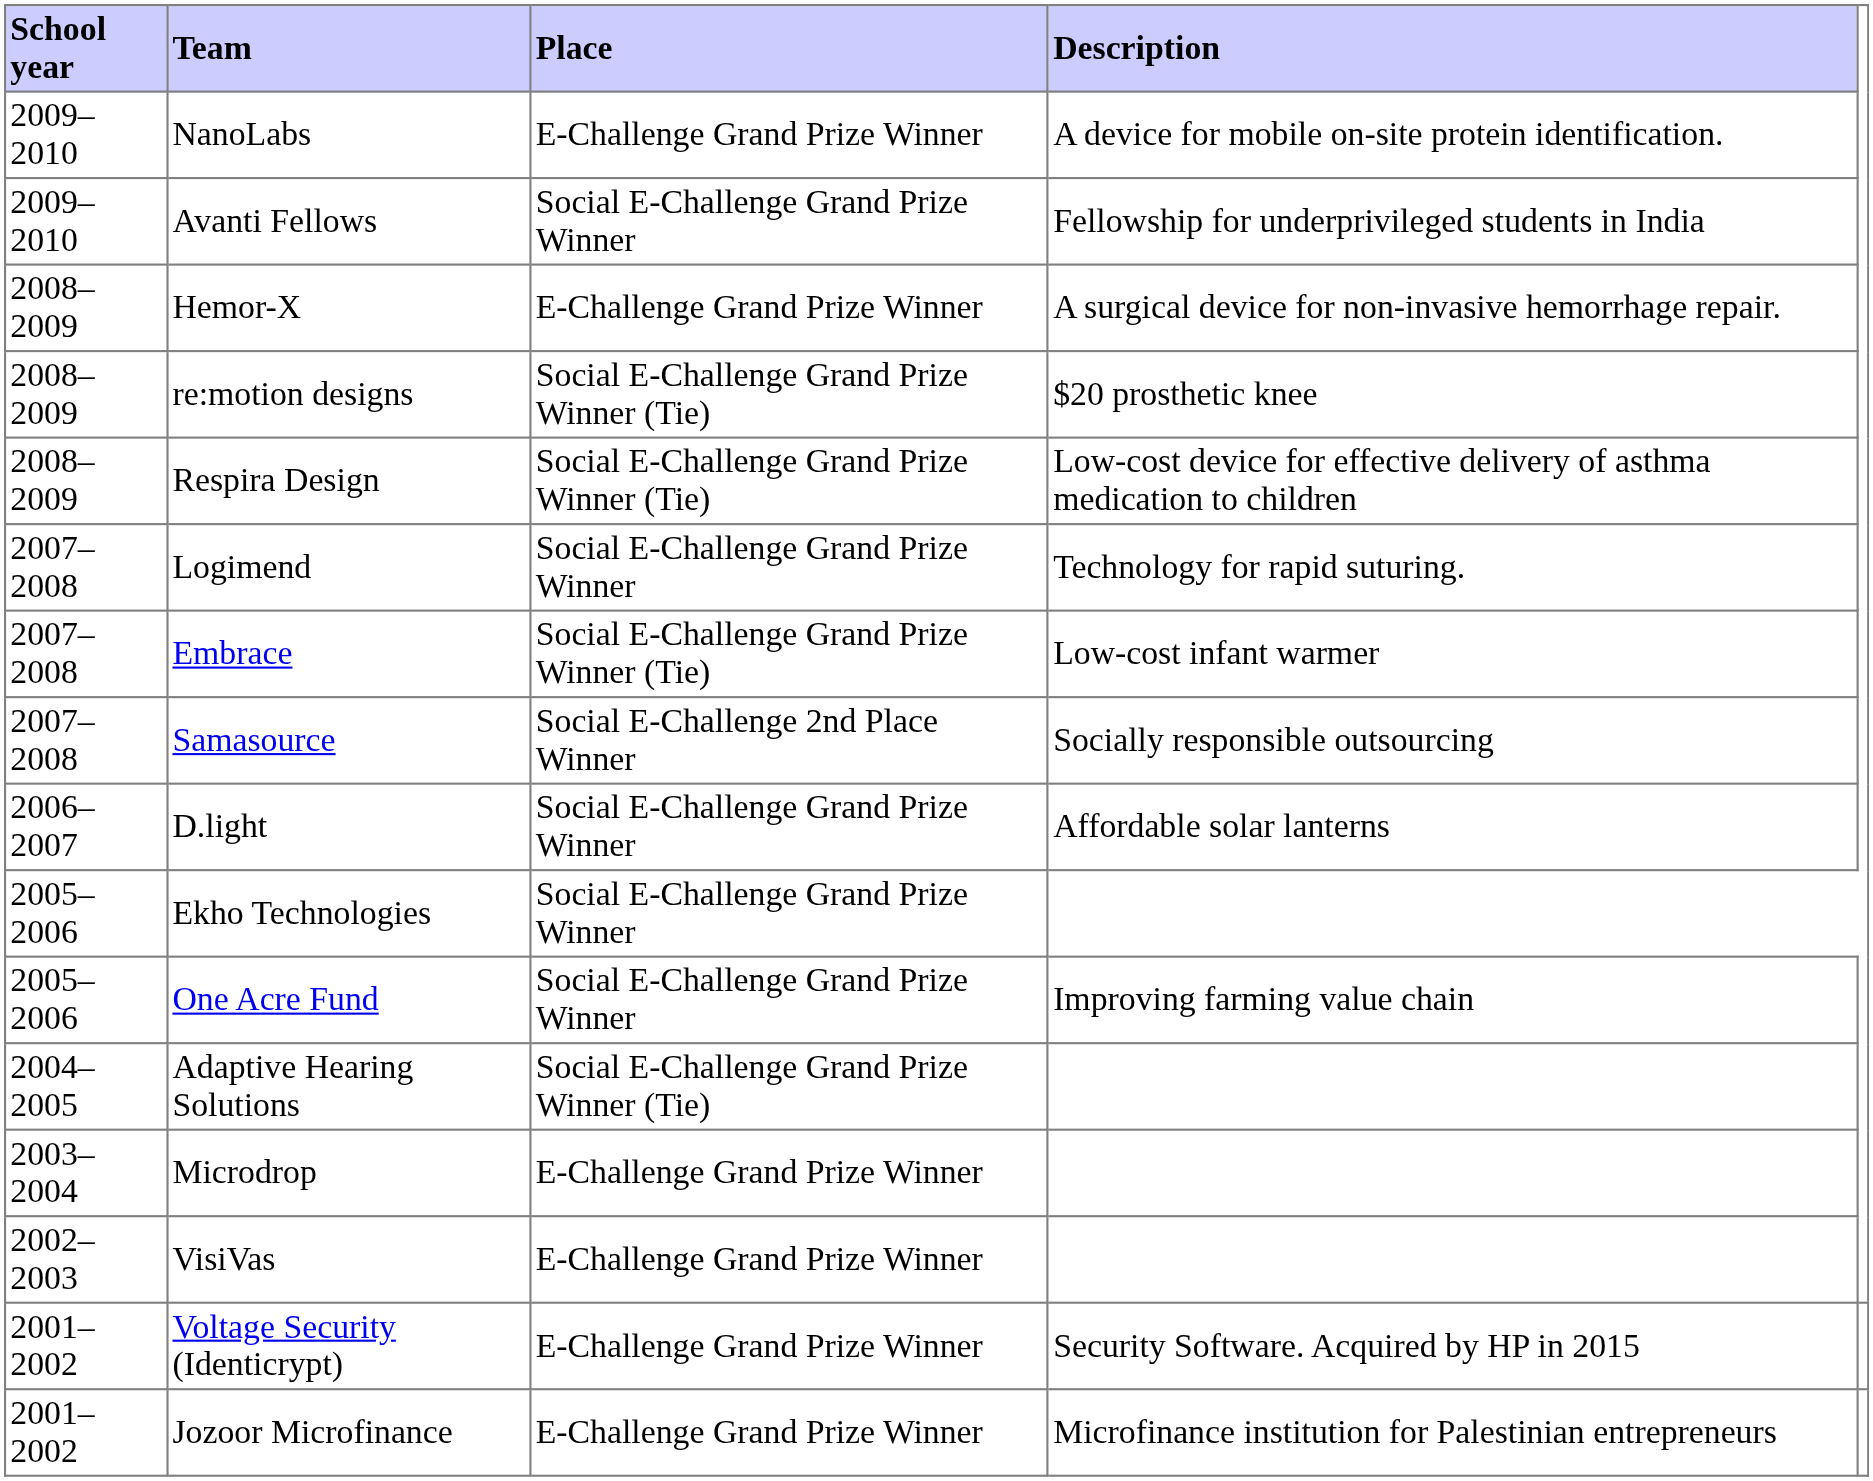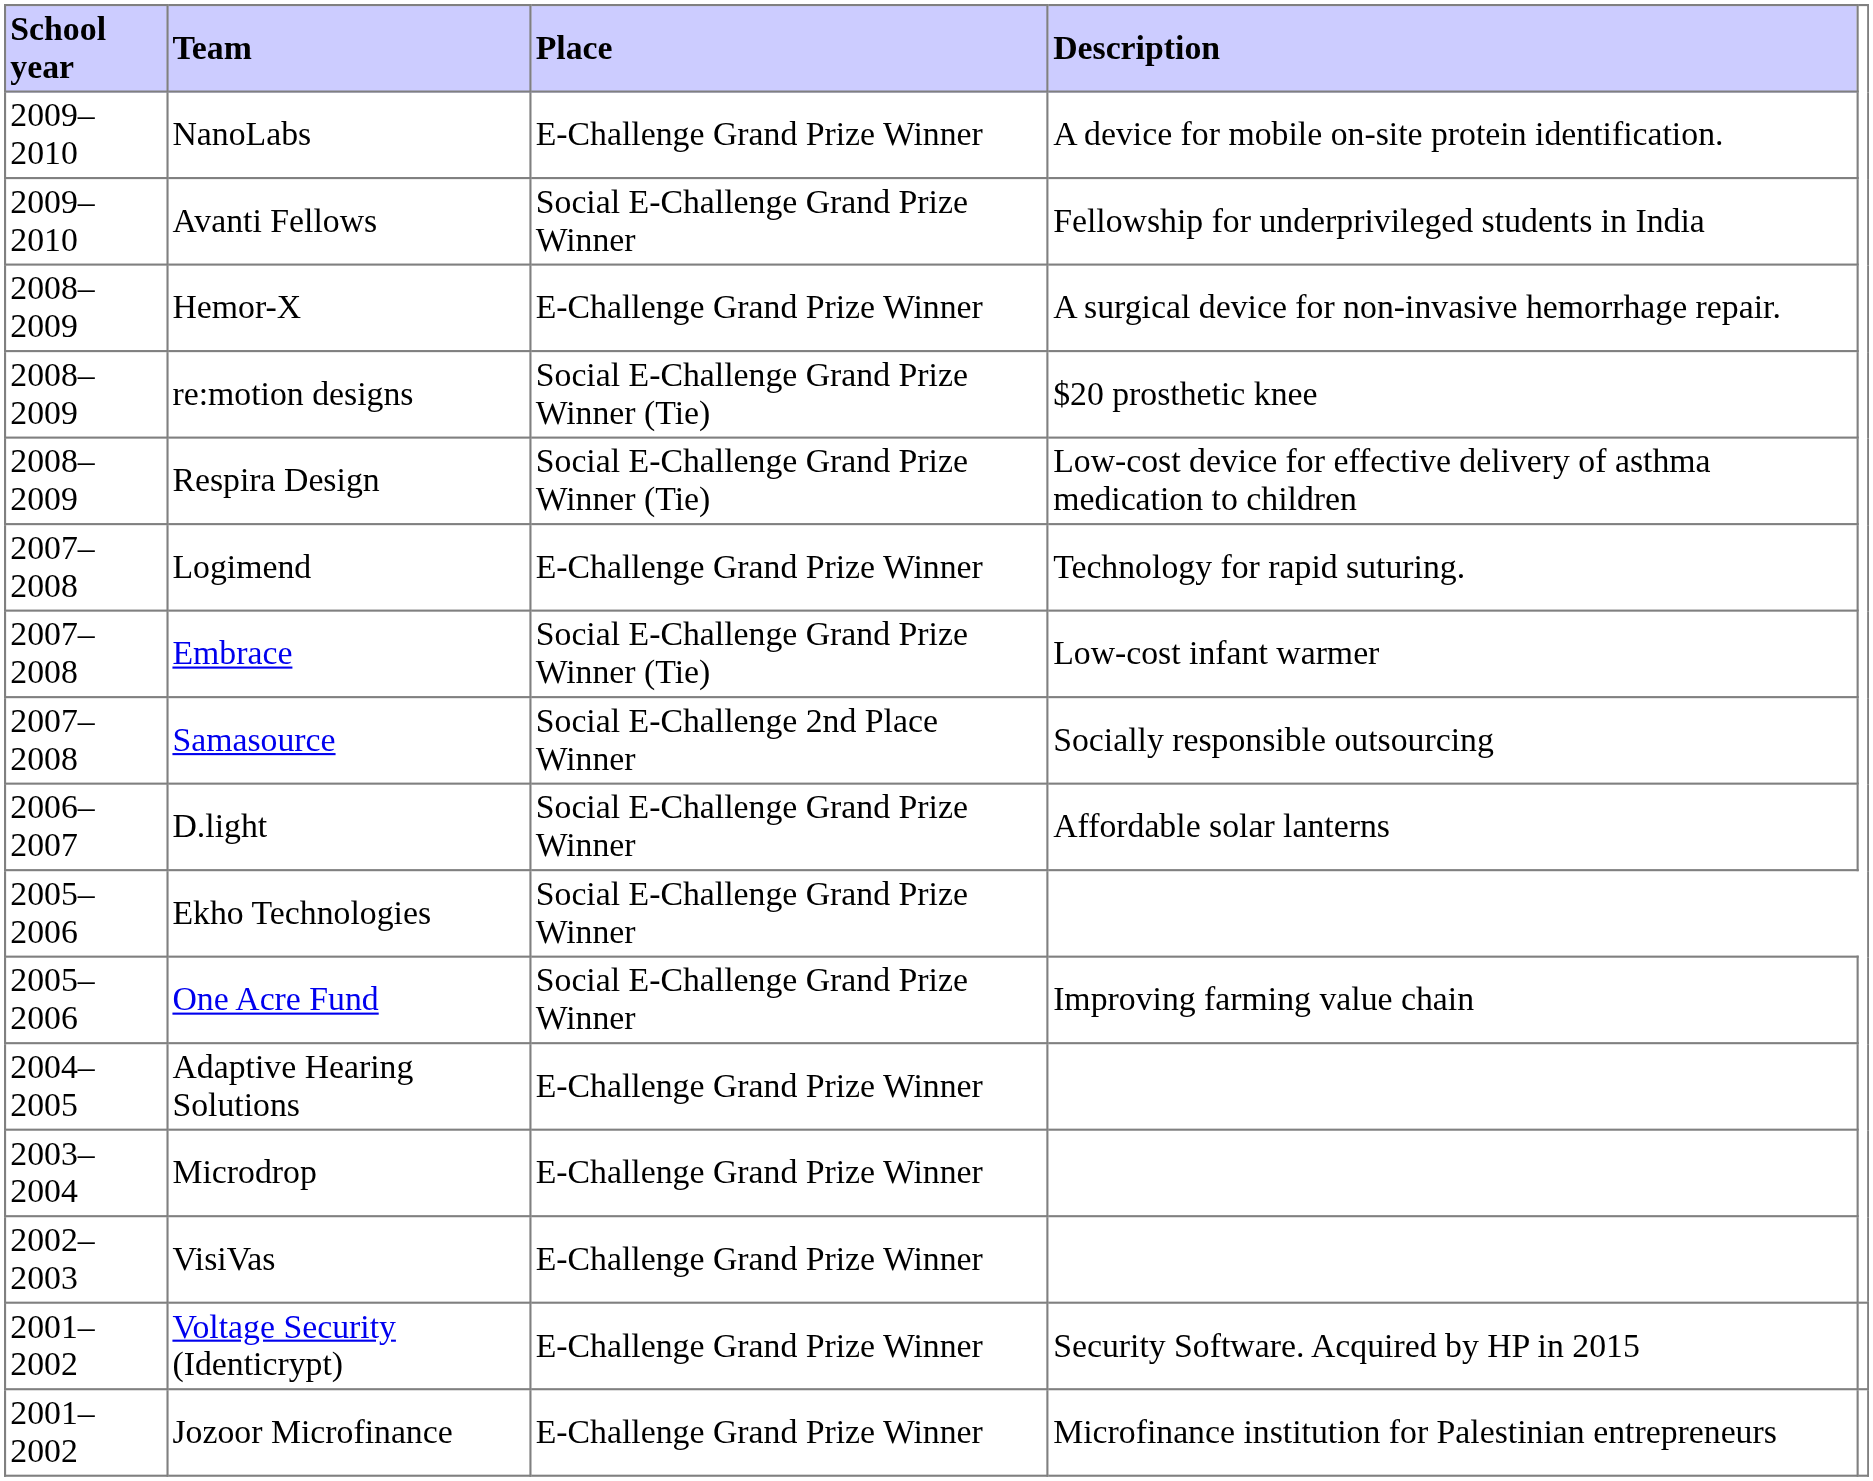(752, 566) Social E-Challenge Grand Prize Winner -> (759, 566) E-Challenge Grand Prize Winner
(752, 1085) Social E-Challenge Grand Prize Winner (Tie) -> (759, 1085) E-Challenge Grand Prize Winner
